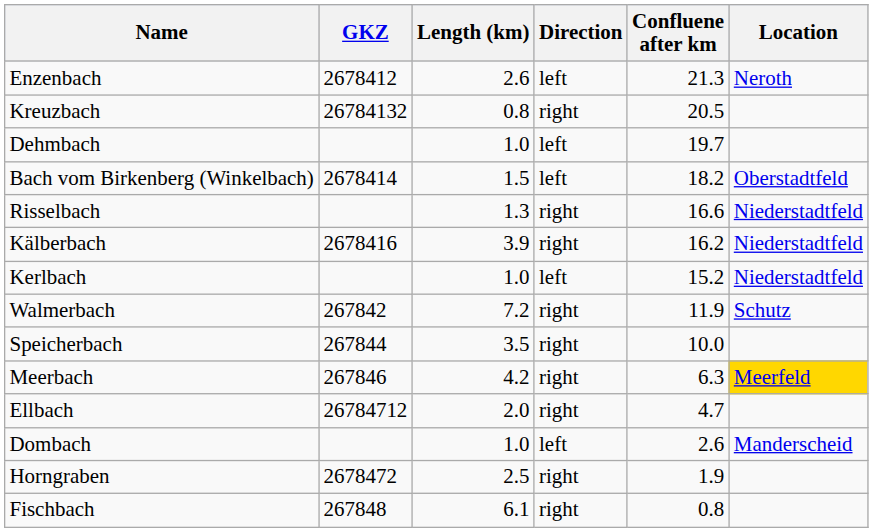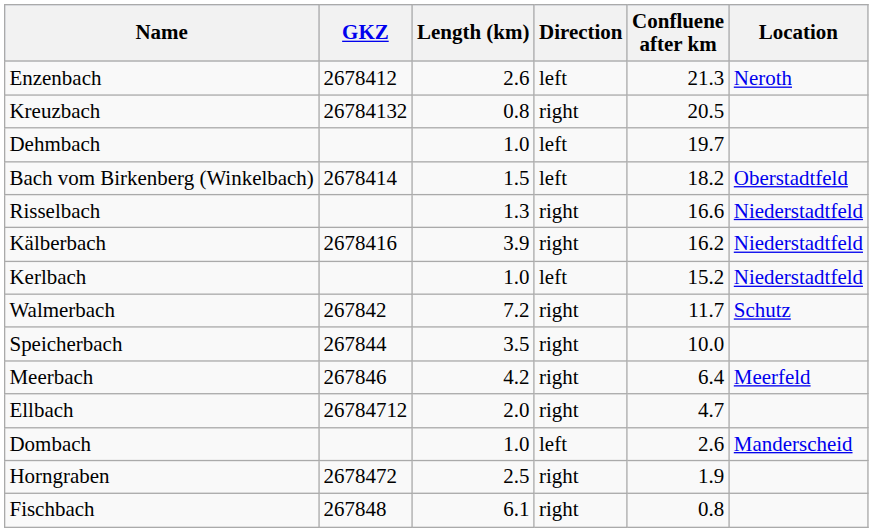(706, 310) 11.9 -> (706, 310) 11.7
(711, 377) 6.3 -> (711, 377) 6.4
(772, 377) gold background -> (772, 377) no background
